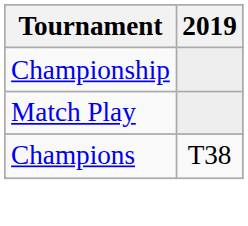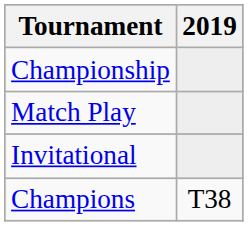+ row: (74, 155)
